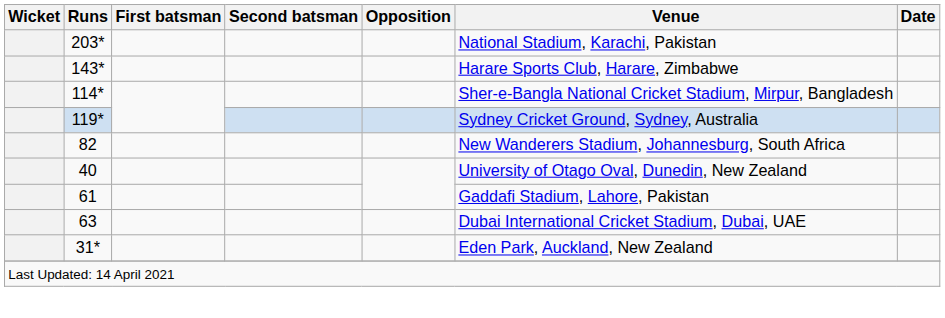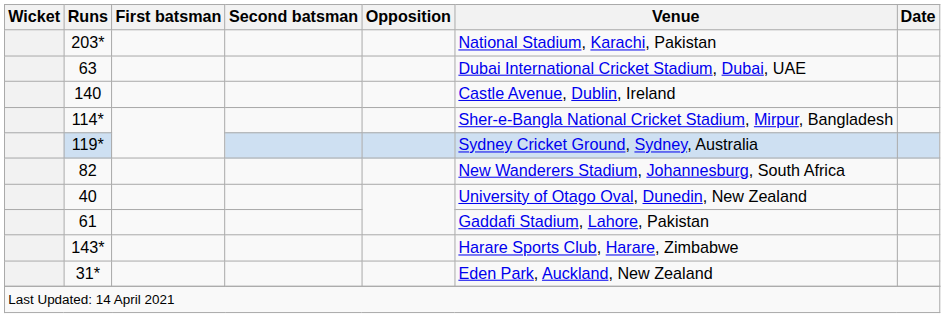rows swapped: (88, 68) <-> (88, 222)
+ row: (88, 94)
